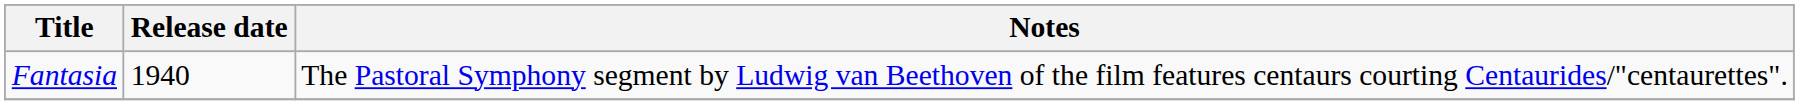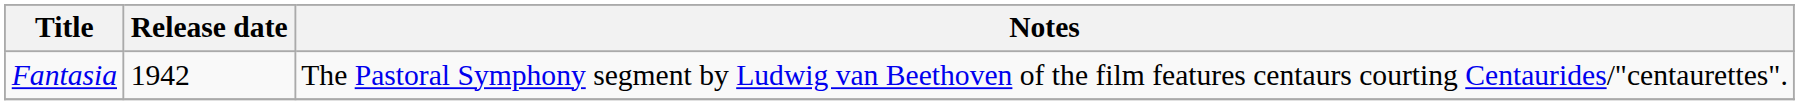(160, 74) 1940 -> (160, 74) 1942
